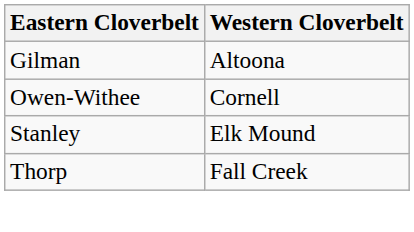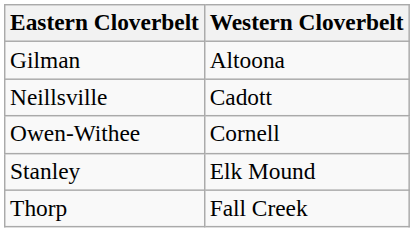+ row: (59, 97)
